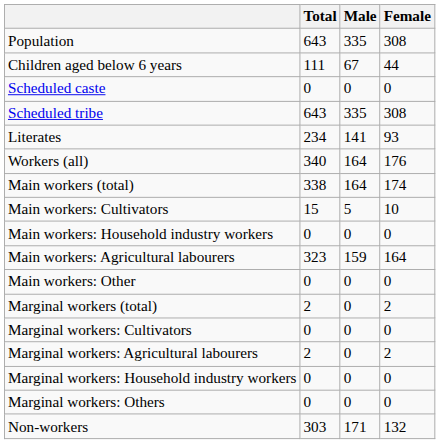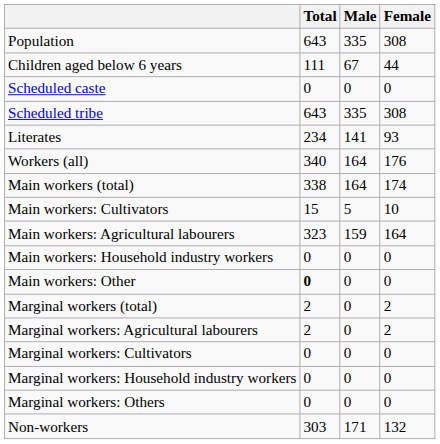rows swapped: (121, 257) <-> (141, 233)
(307, 281) normal -> (307, 281) bold
rows swapped: (100, 329) <-> (133, 354)
